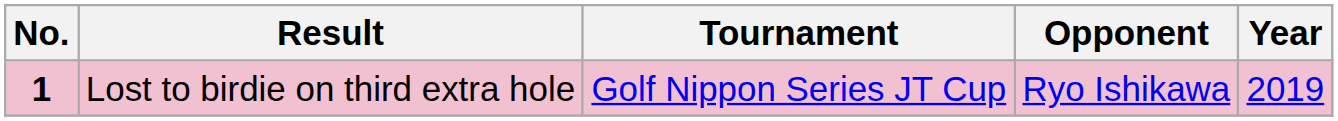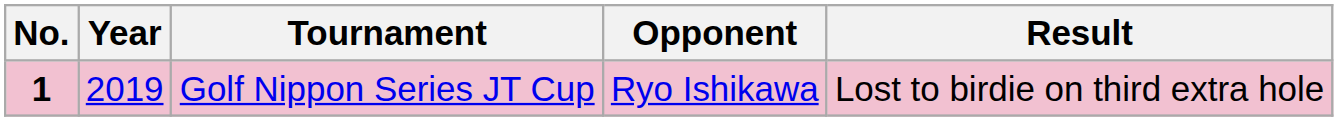columns swapped: (1285, 33) <-> (330, 33)
